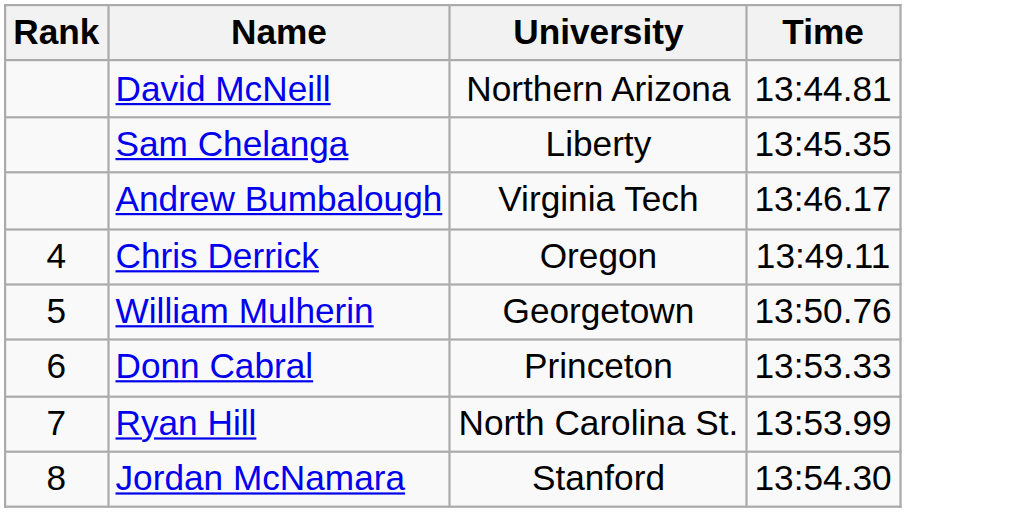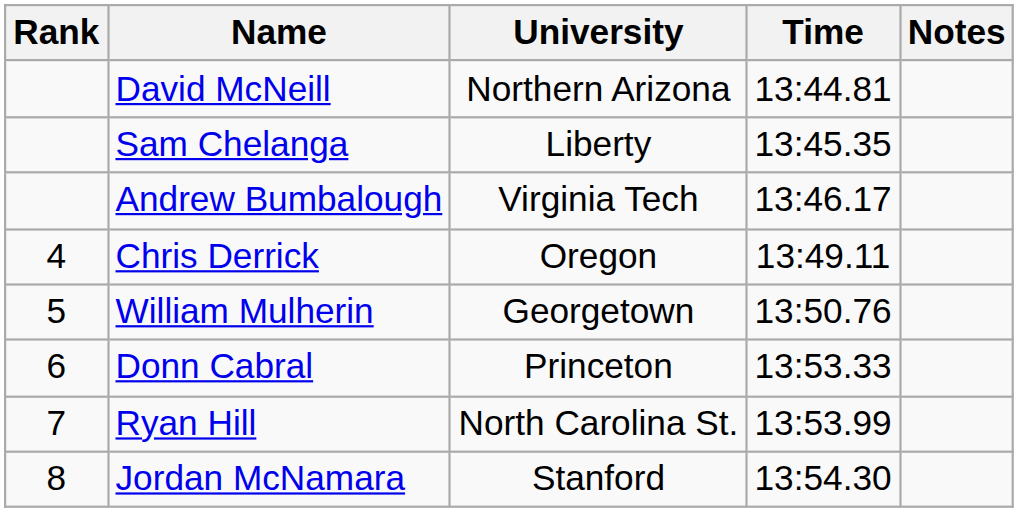+ column: (957, 32)
